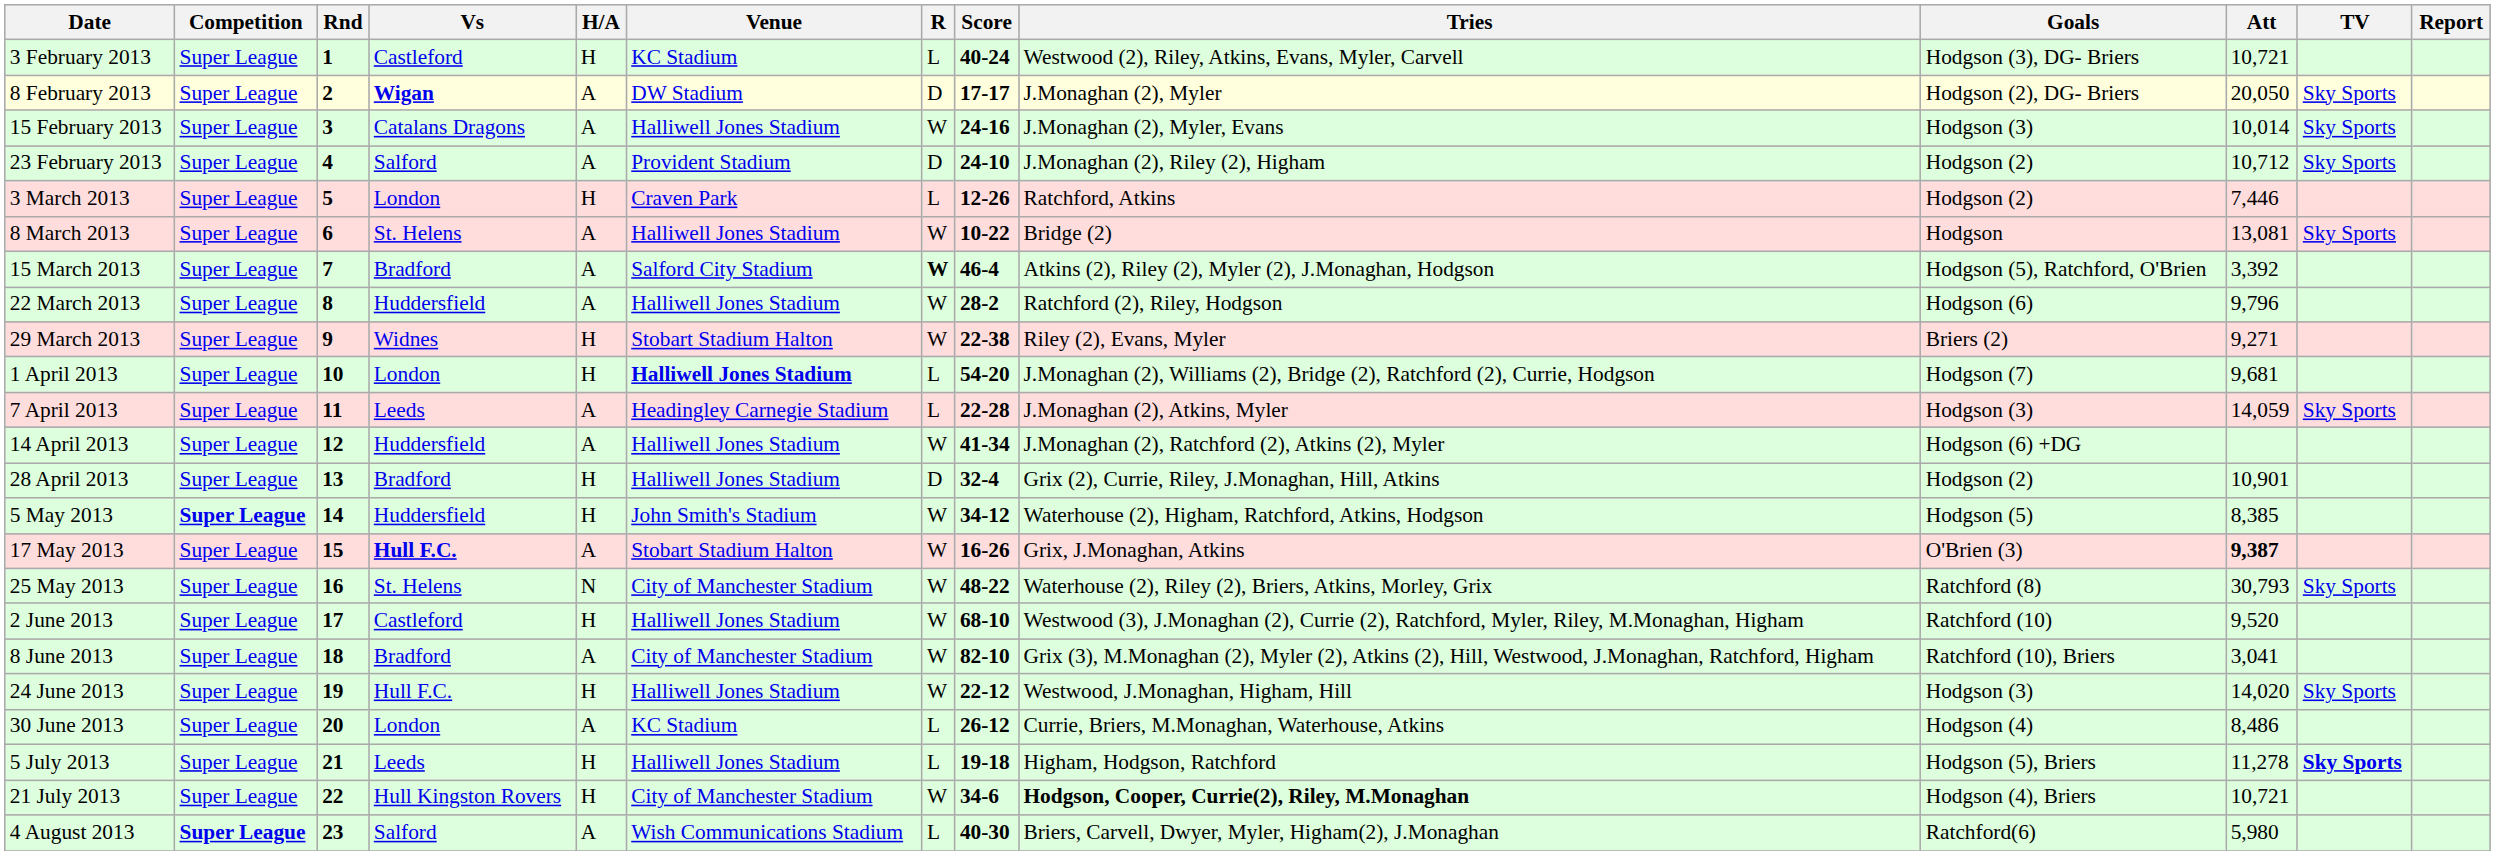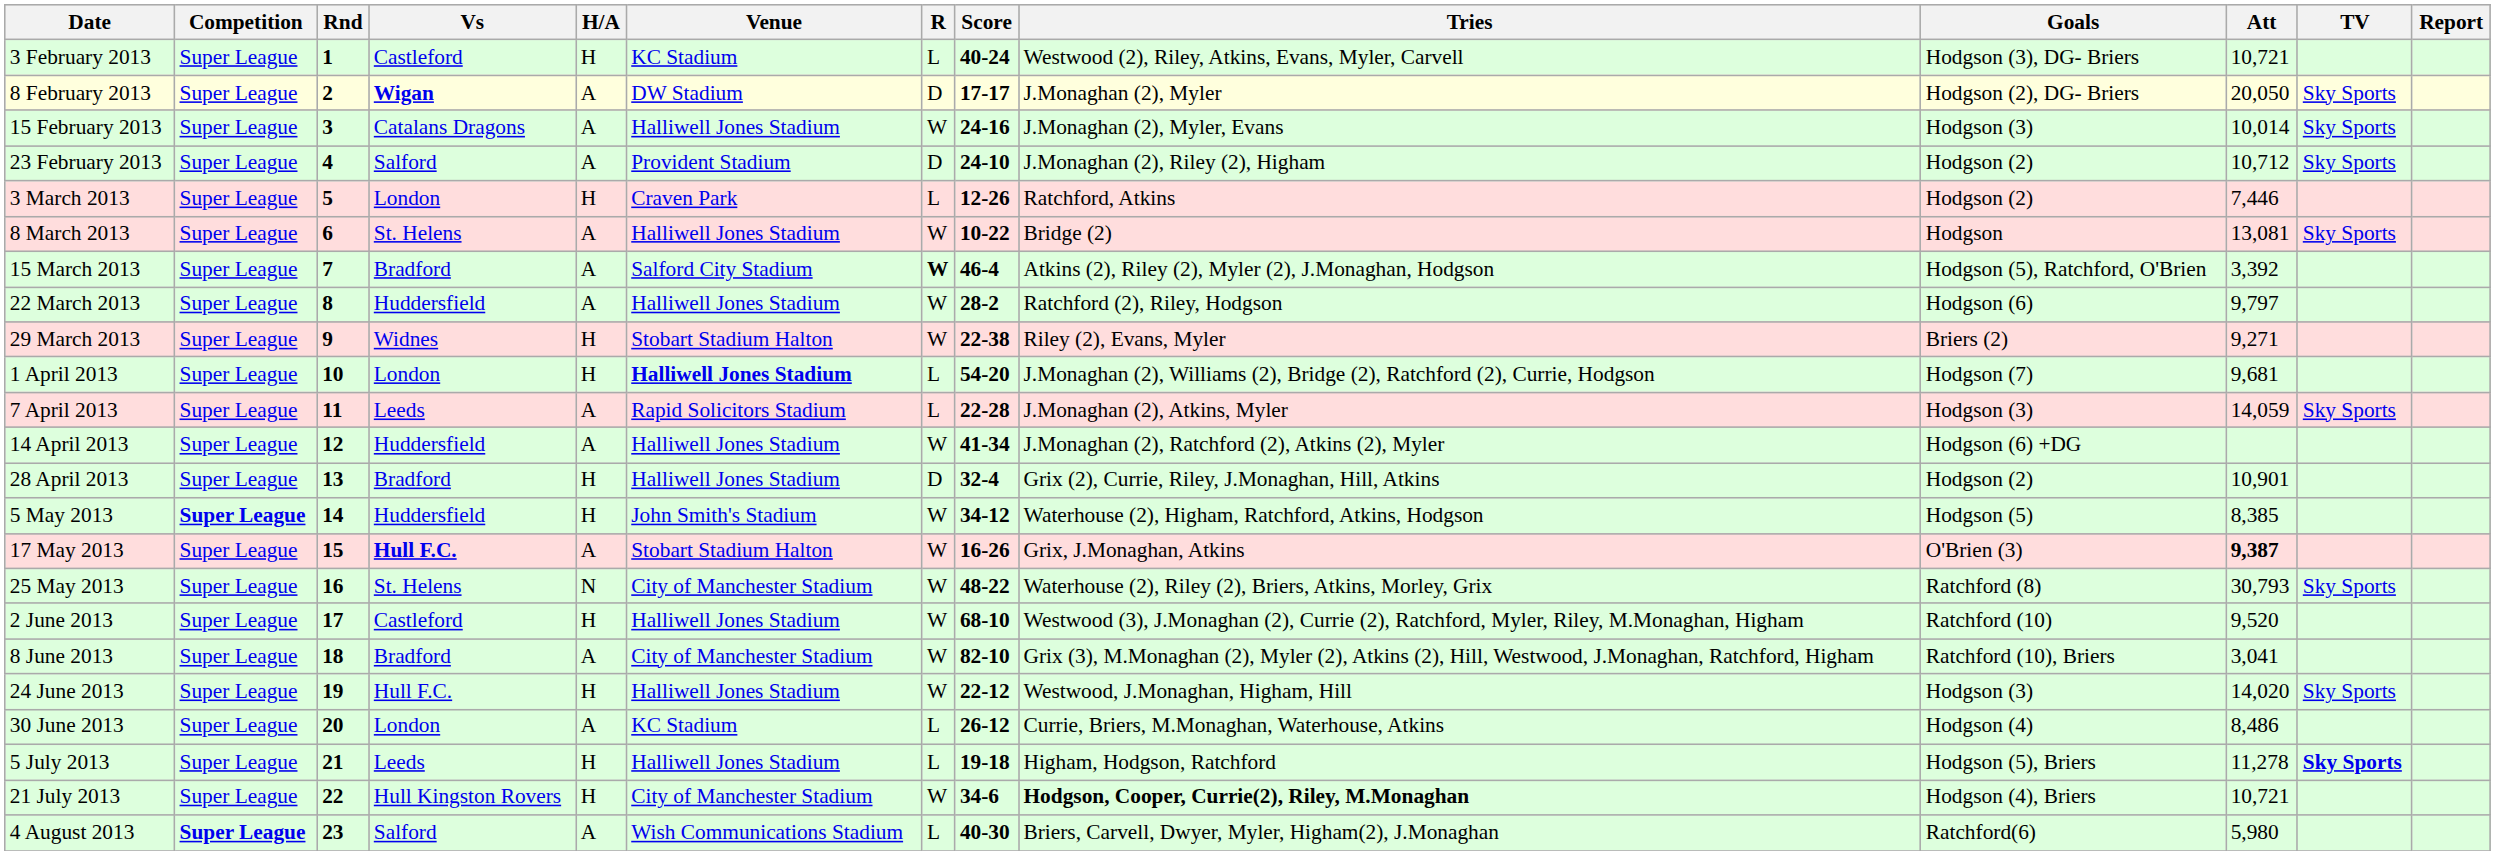(2255, 303) 9,796 -> (2255, 303) 9,797
(760, 409) Headingley Carnegie Stadium -> (739, 409) Rapid Solicitors Stadium
